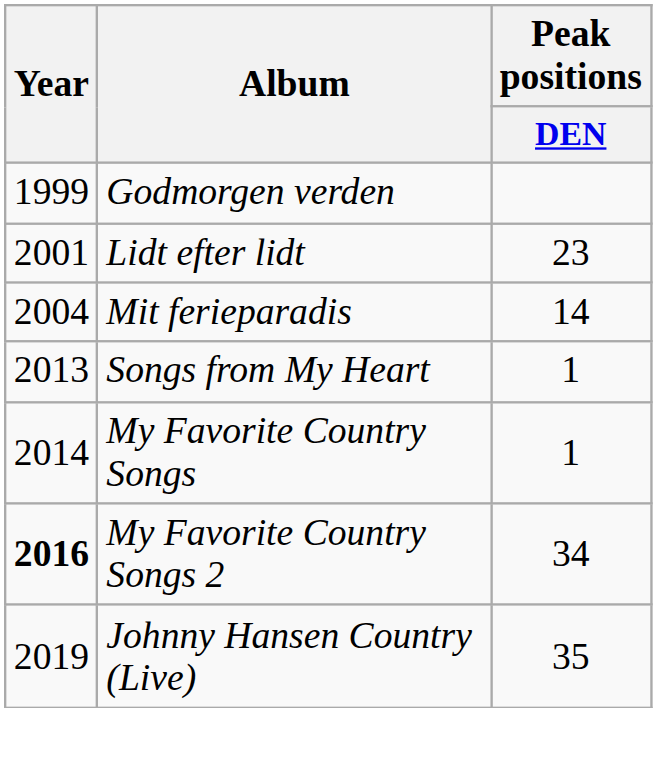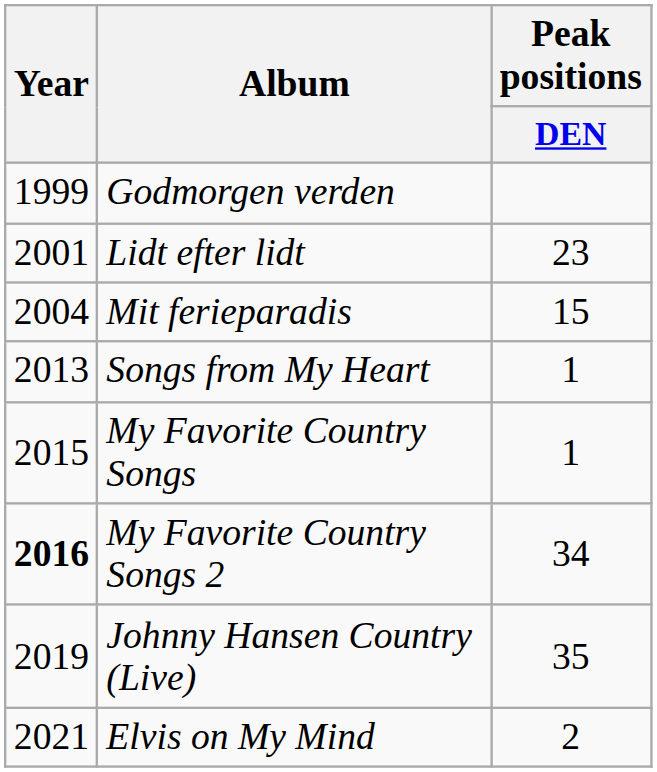(571, 311) 14 -> (571, 311) 15
(51, 451) 2014 -> (51, 451) 2015
+ row: (241, 736)
